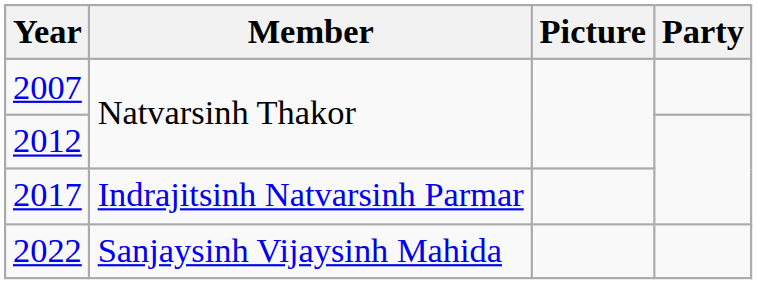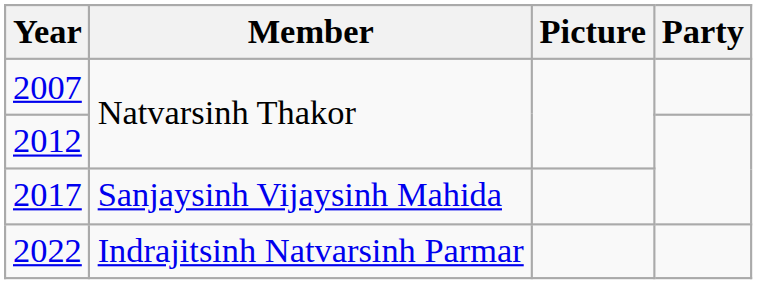(311, 195) Indrajitsinh Natvarsinh Parmar -> (300, 195) Sanjaysinh Vijaysinh Mahida
(300, 250) Sanjaysinh Vijaysinh Mahida -> (311, 250) Indrajitsinh Natvarsinh Parmar
